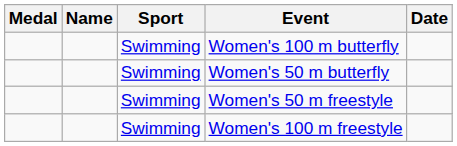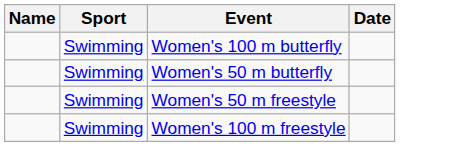- column: (33, 19)
